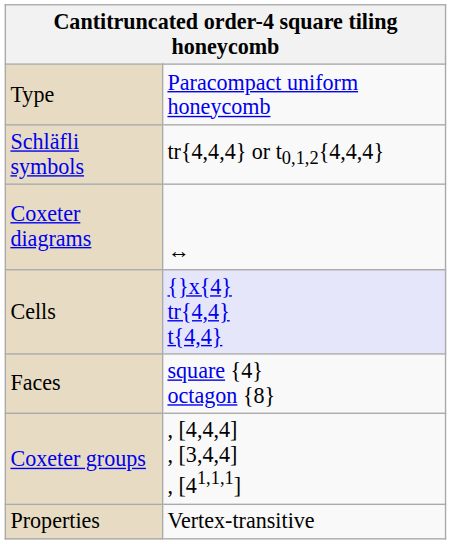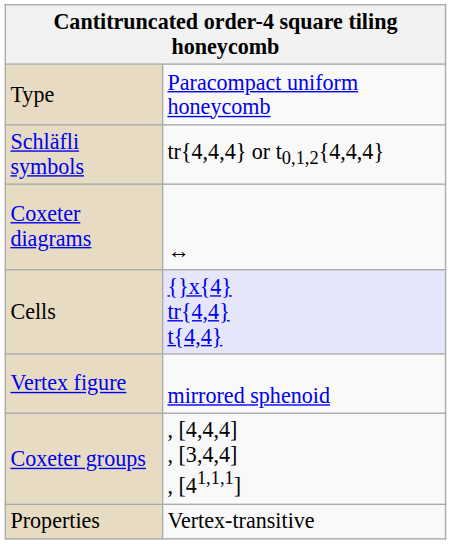- row: (36, 383)
+ row: (68, 383)
